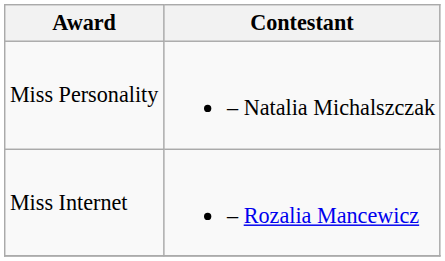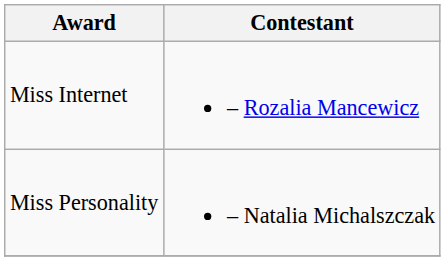rows swapped: (69, 202) <-> (84, 94)
